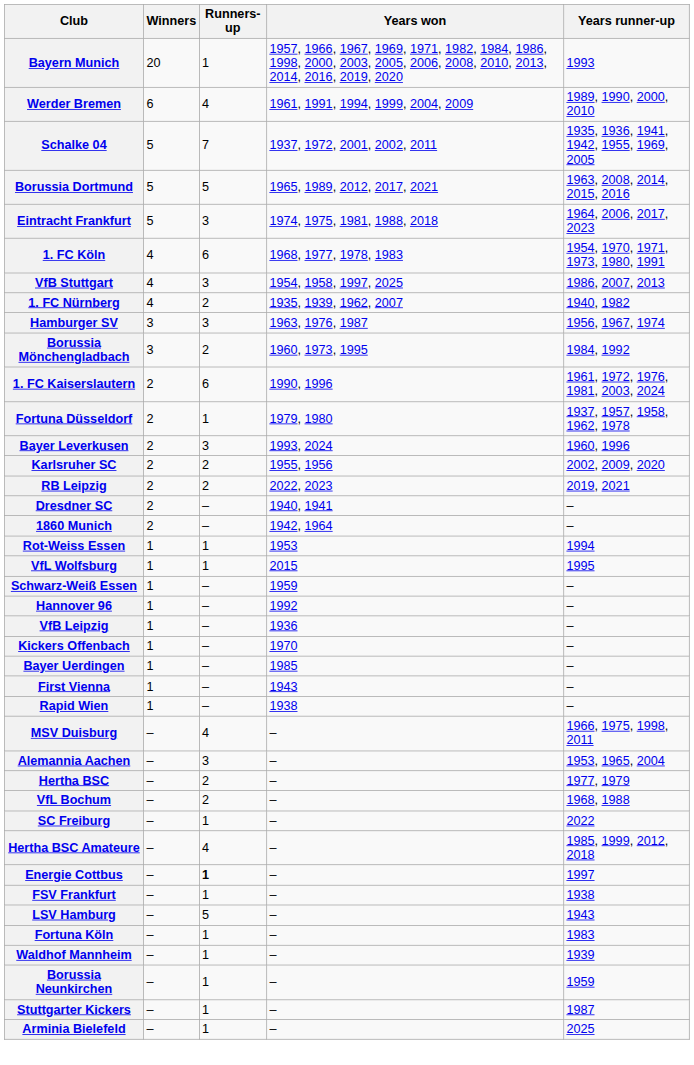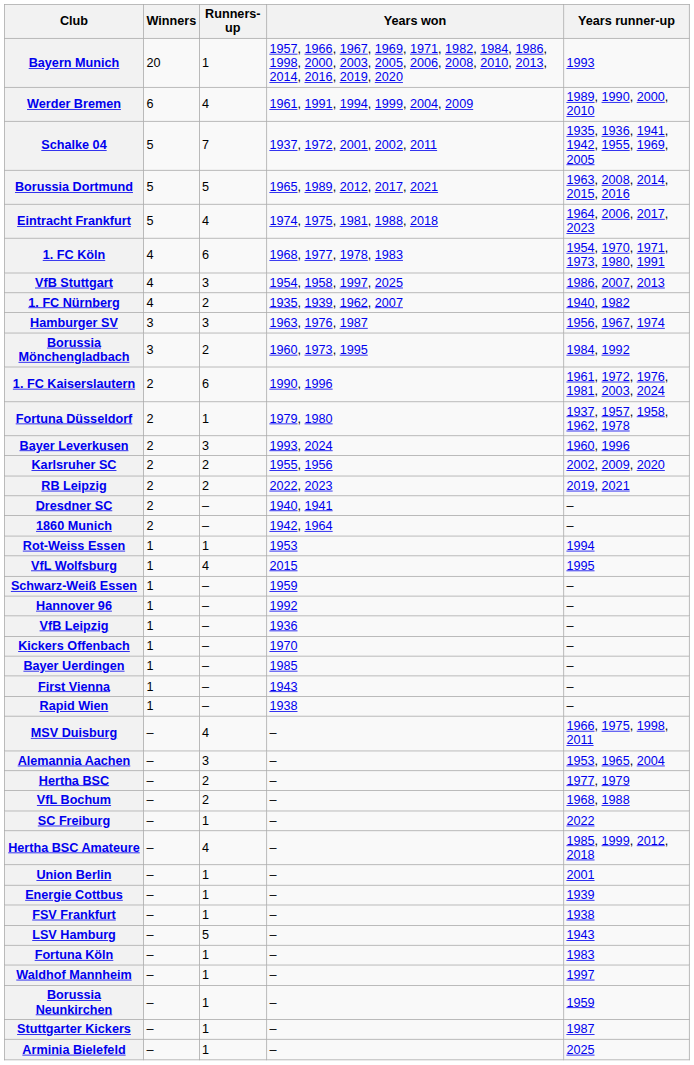(206, 221) 3 -> (206, 221) 4
(206, 566) 1 -> (206, 566) 4
+ row: (74, 875)
(206, 875) bold -> (206, 895) normal
(580, 875) 1997 -> (580, 895) 1939
(580, 955) 1939 -> (580, 975) 1997
